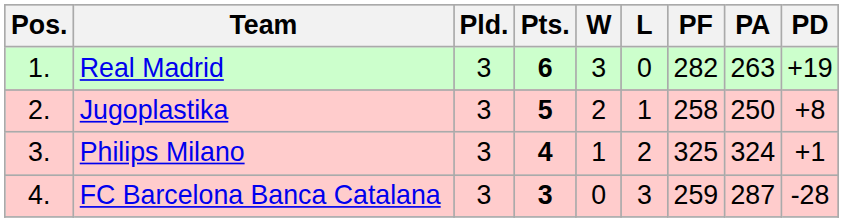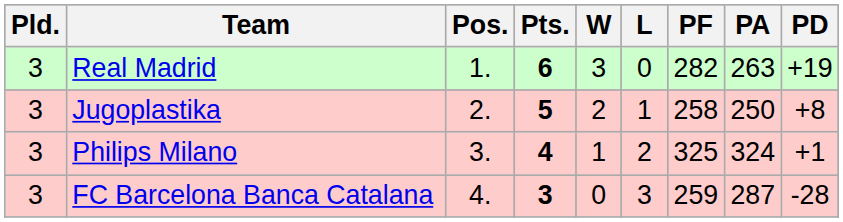columns swapped: (39, 25) <-> (484, 25)
